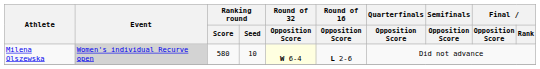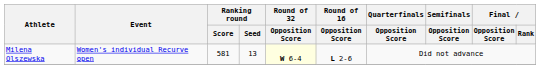(133, 54) lightgrey background -> (133, 54) no background
(223, 54) 580 -> (223, 54) 581
(252, 54) 10 -> (252, 54) 13
